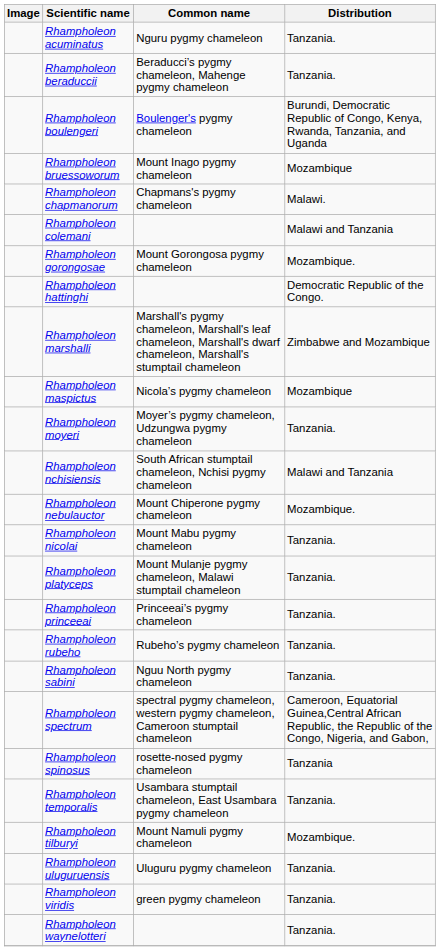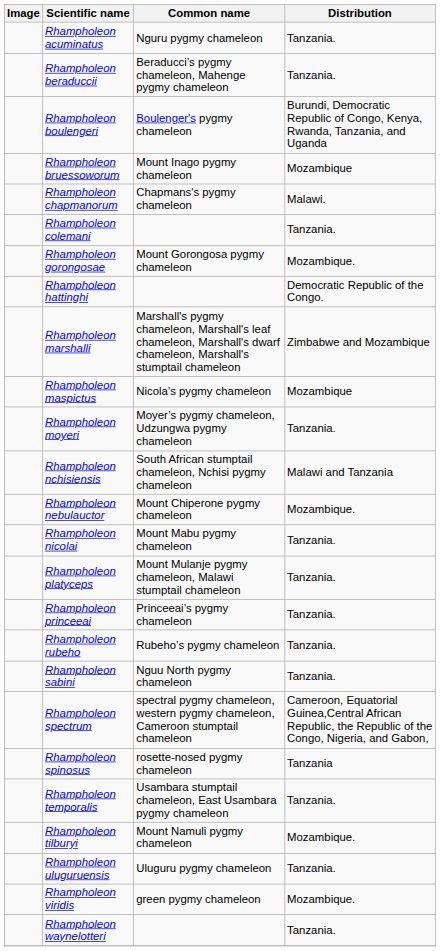(340, 230) Malawi and Tanzania -> (311, 230) Tanzania.
(311, 899) Tanzania. -> (321, 899) Mozambique.
